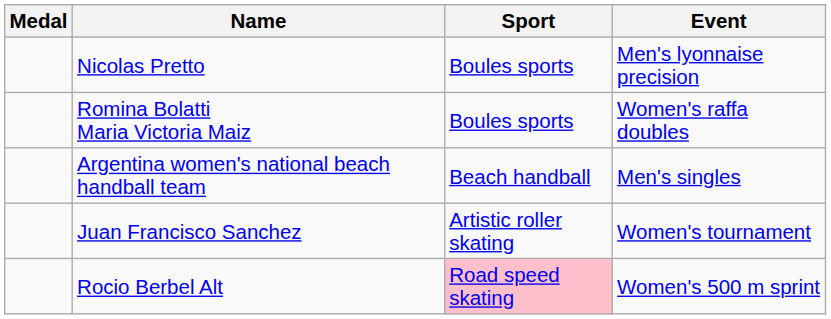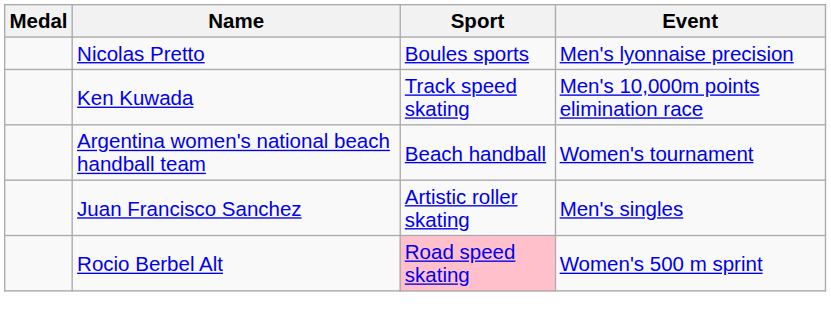- row: (164, 120)
+ row: (135, 98)
(679, 176) Men's singles -> (657, 153) Women's tournament
(714, 231) Women's tournament -> (621, 208) Men's singles
